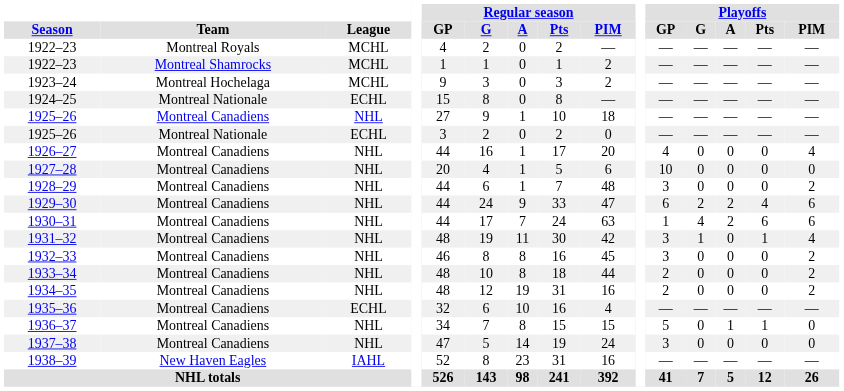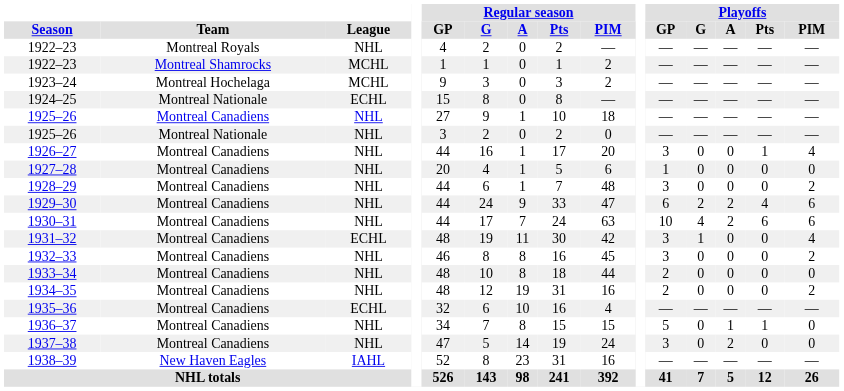(368, 47) MCHL -> (368, 47) NHL
(368, 134) ECHL -> (368, 134) NHL
(666, 151) 4 -> (666, 151) 3
(765, 151) 0 -> (765, 151) 1
(666, 169) 10 -> (666, 169) 1
(666, 221) 1 -> (666, 221) 10
(368, 238) NHL -> (368, 238) ECHL
(765, 238) 1 -> (765, 238) 0
(812, 273) 2 -> (812, 273) 0
(731, 343) 0 -> (731, 343) 2
